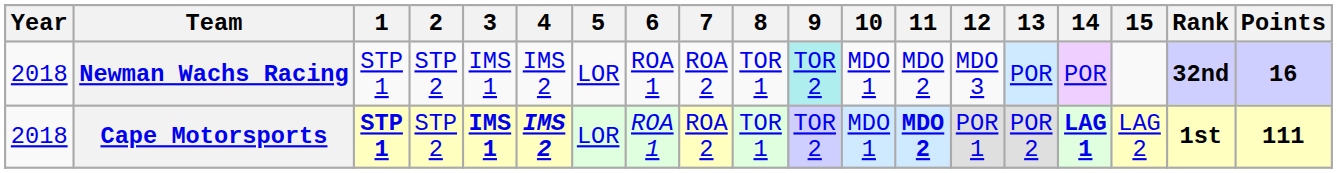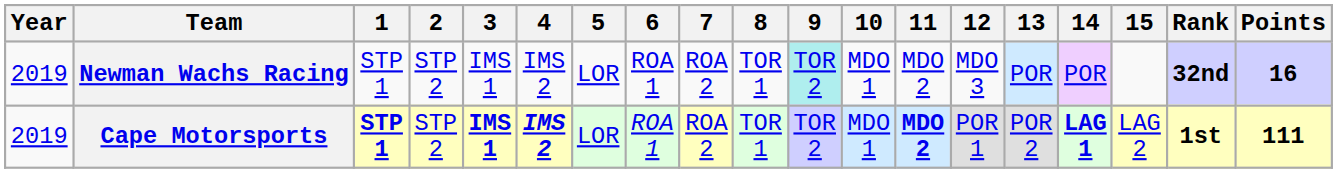(39, 74) 2018 -> (39, 74) 2019
(39, 137) 2018 -> (39, 137) 2019
